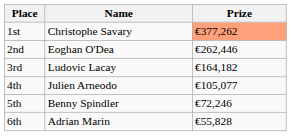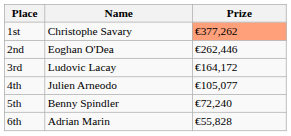(216, 67) €164,182 -> (216, 67) €164,172
(213, 103) €72,246 -> (213, 103) €72,240
